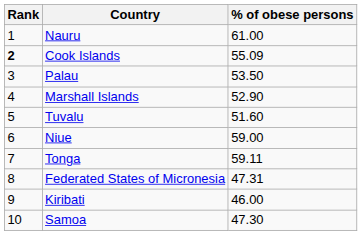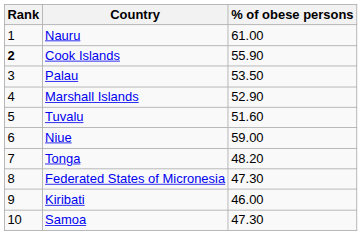(247, 55) 55.09 -> (247, 55) 55.90
(247, 158) 59.11 -> (247, 158) 48.20
(247, 179) 47.31 -> (247, 179) 47.30
